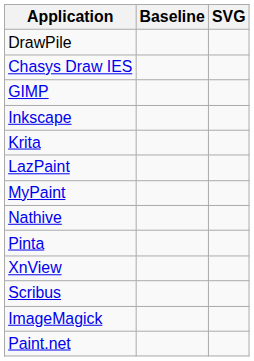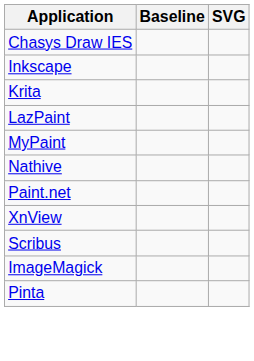- row: (40, 42)
- row: (28, 92)
rows swapped: (26, 243) <-> (39, 343)
